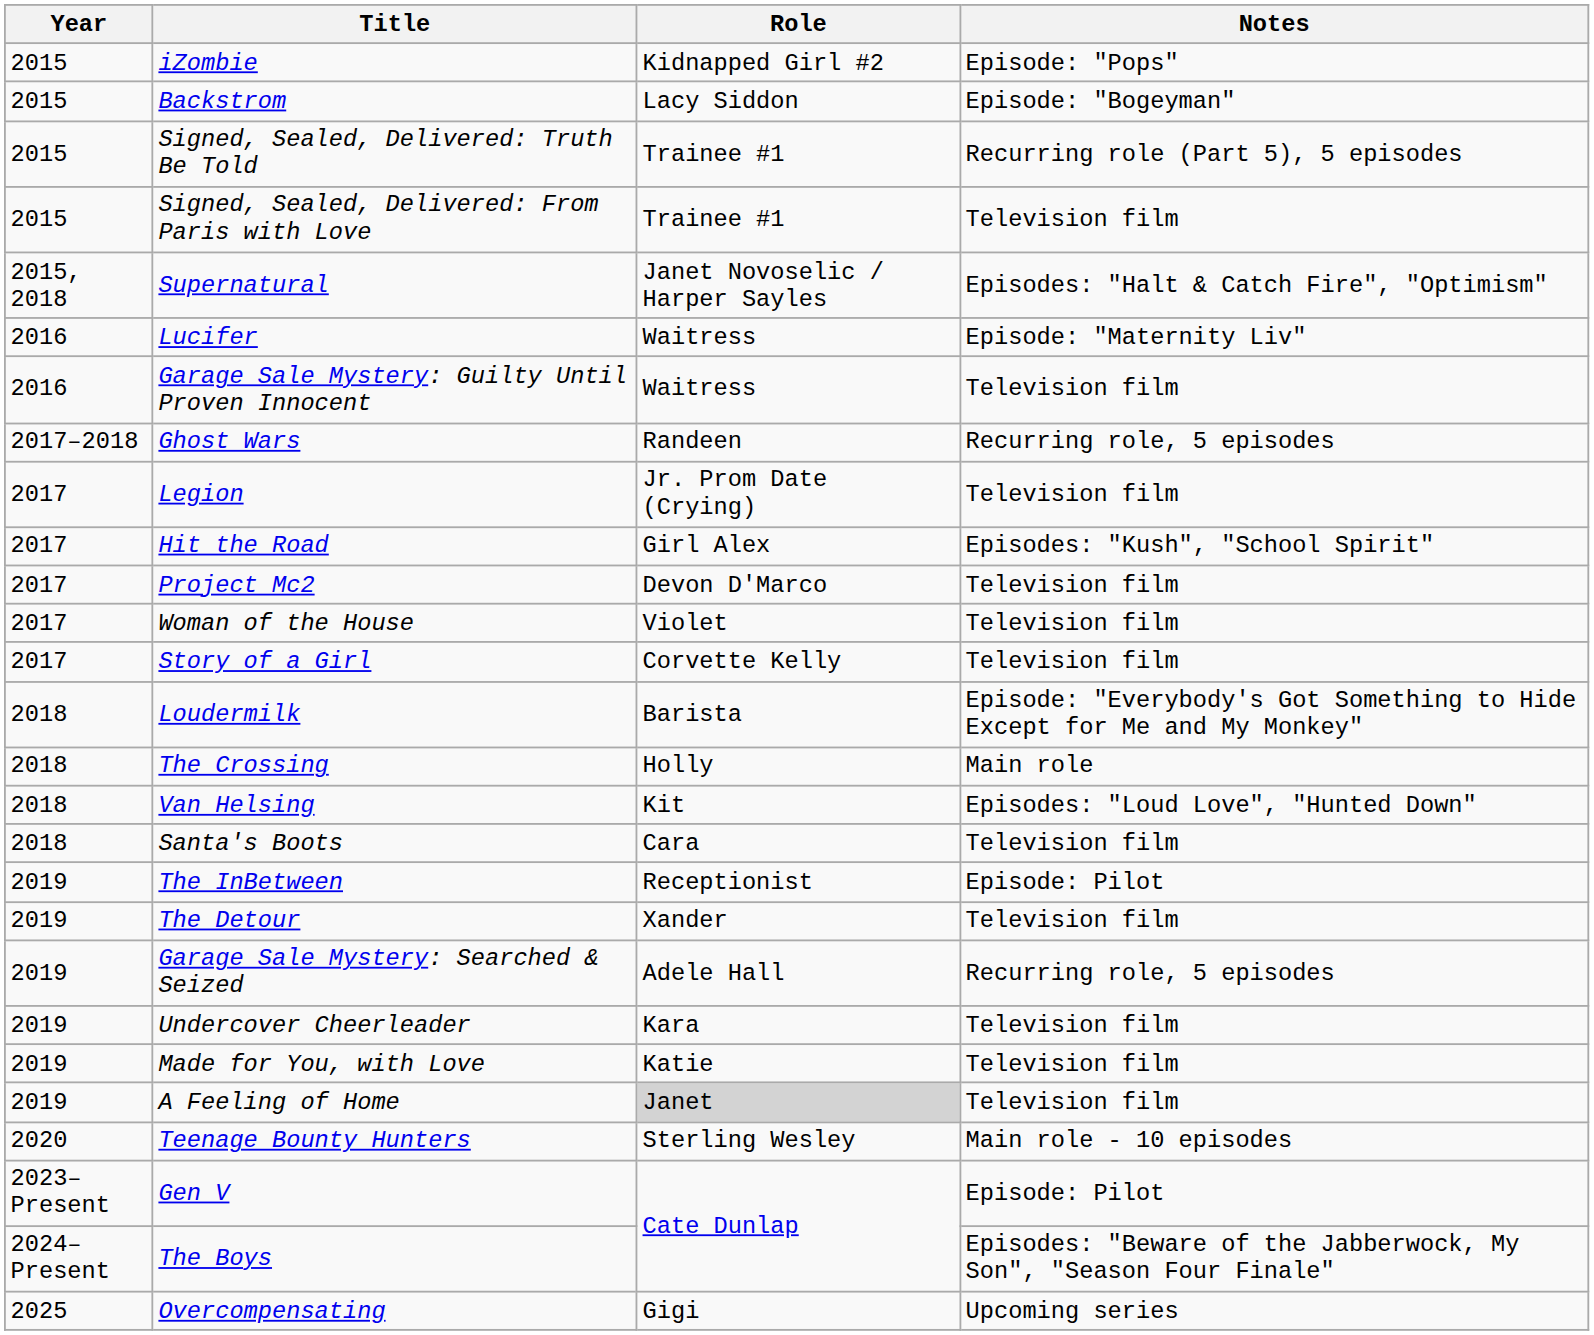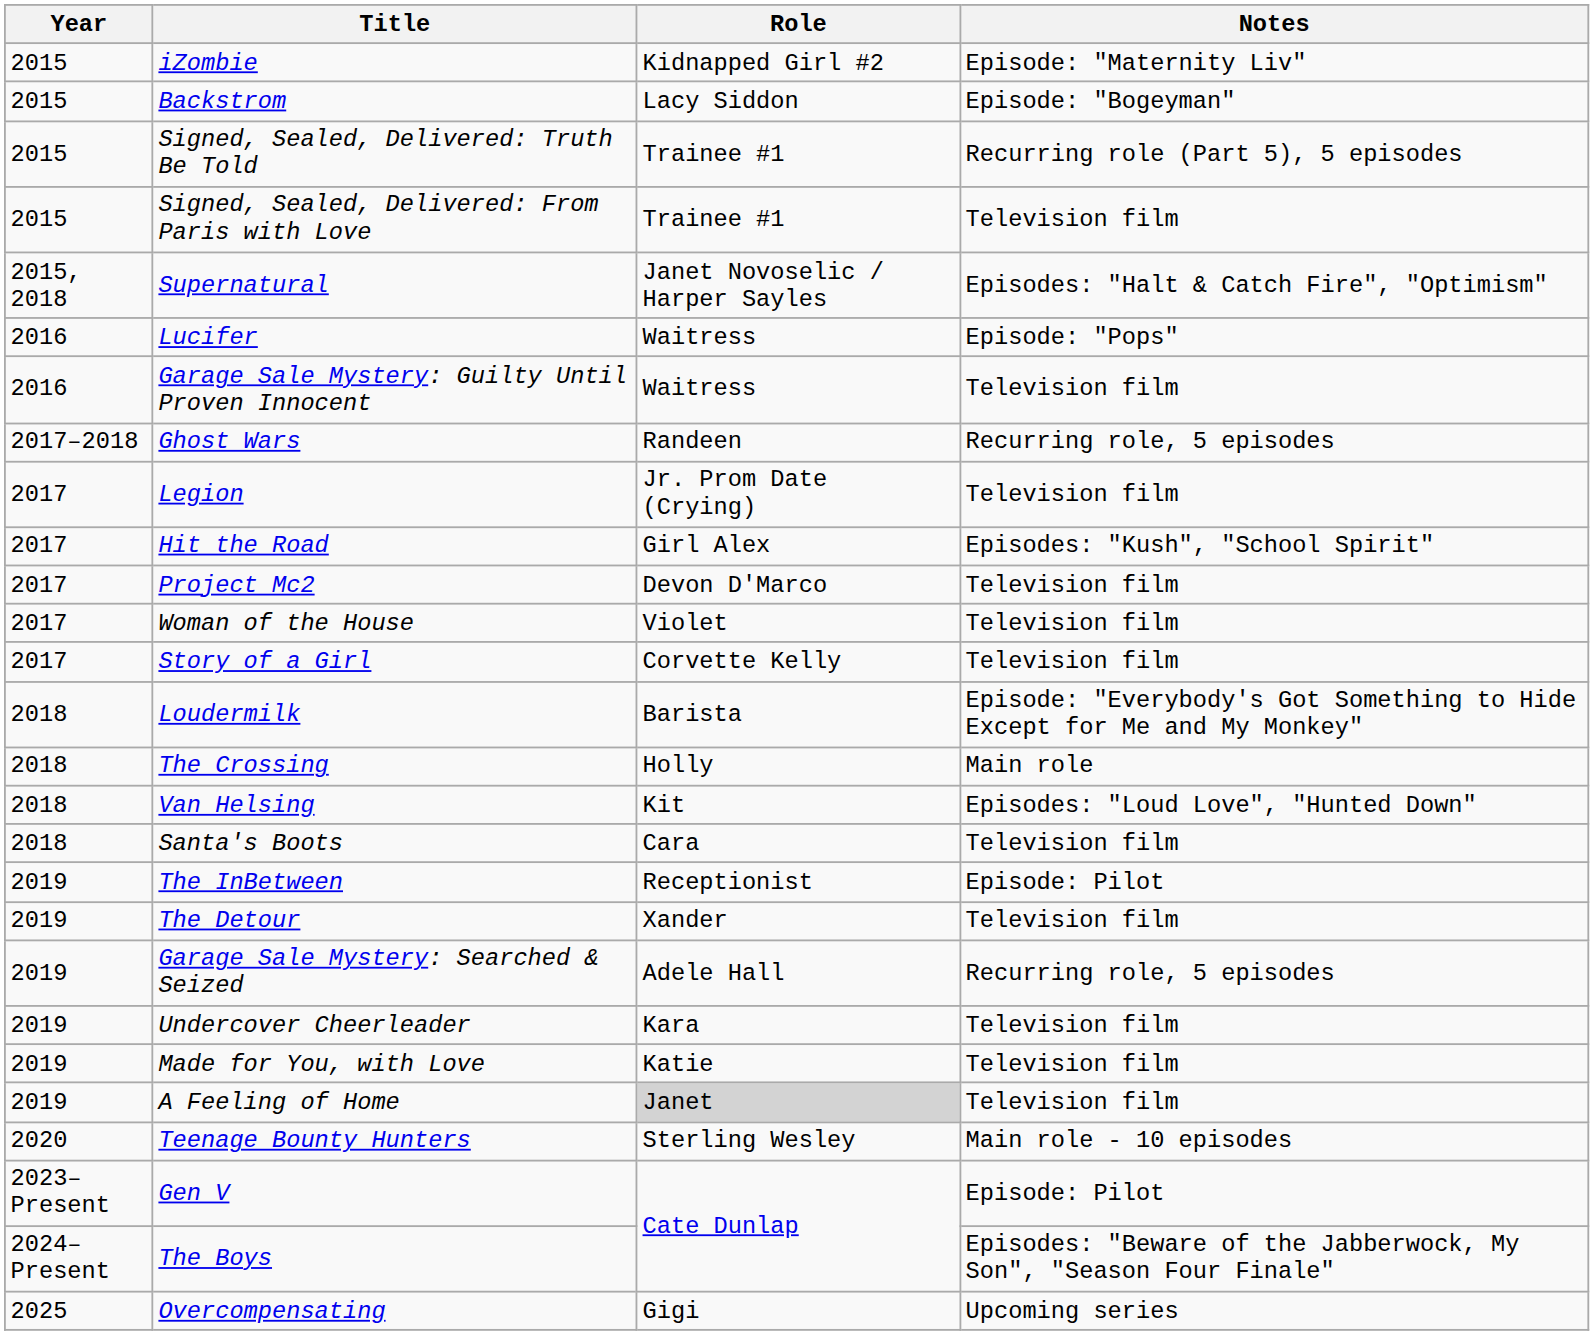(1072, 63) Episode: "Pops" -> (1136, 63) Episode: "Maternity Liv"
(1136, 337) Episode: "Maternity Liv" -> (1072, 337) Episode: "Pops"
